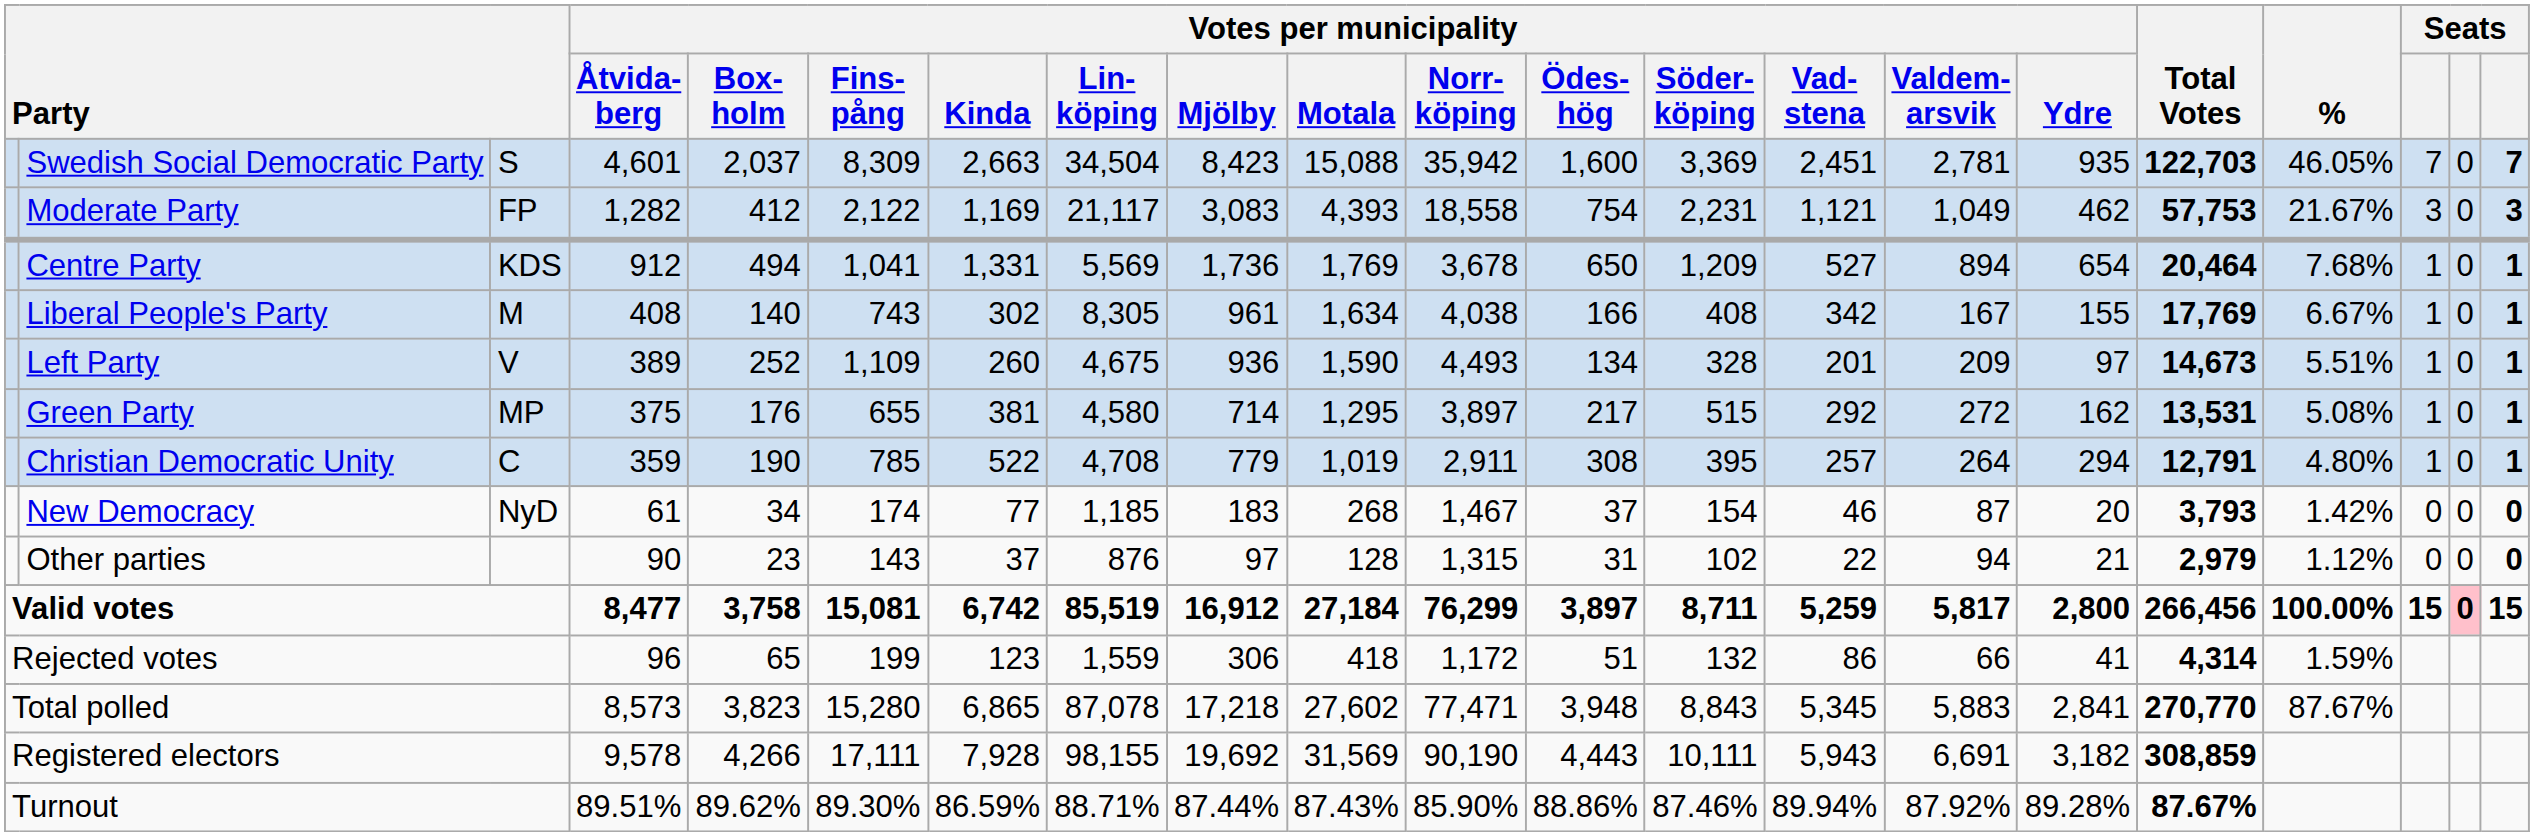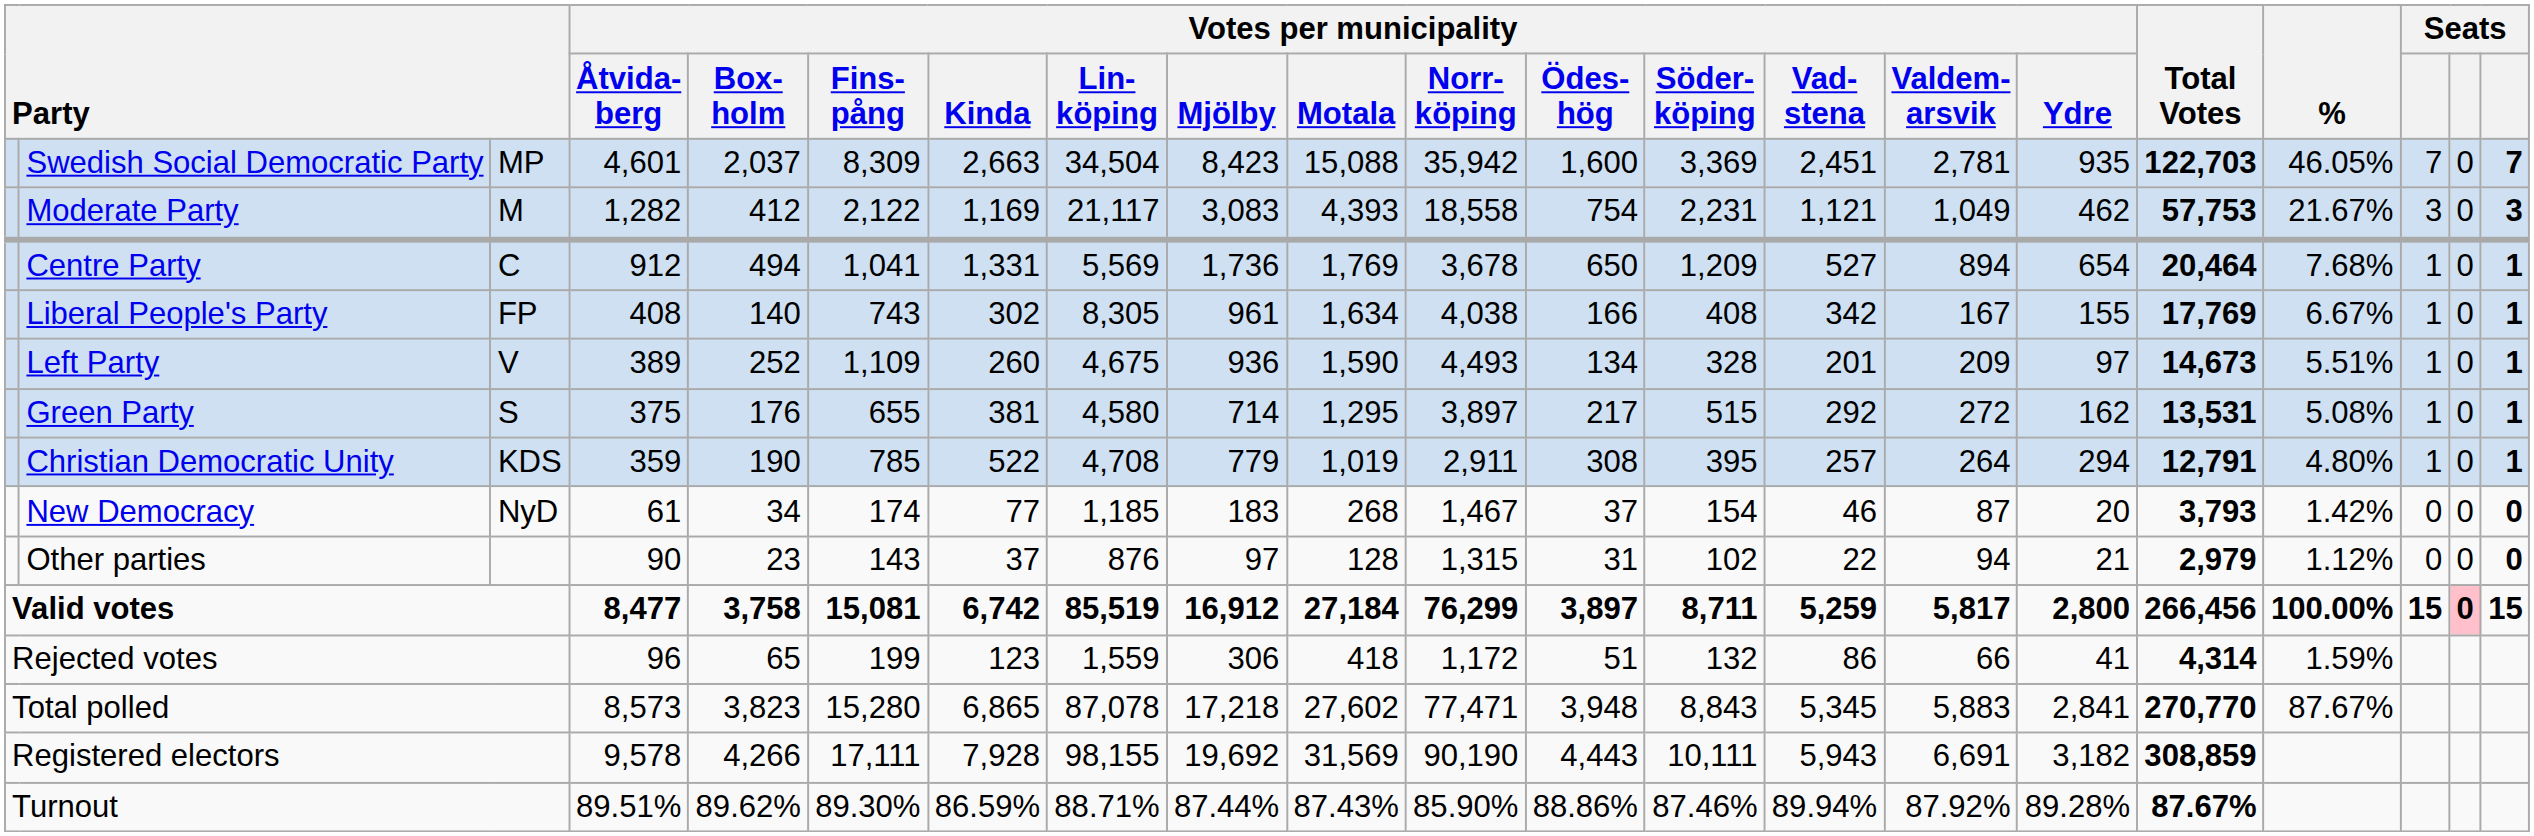(508, 162) S -> (521, 162) MP
(518, 211) FP -> (511, 211) M
(530, 264) KDS -> (509, 264) C
(511, 314) M -> (518, 314) FP
(521, 412) MP -> (508, 412) S
(509, 461) C -> (530, 461) KDS
